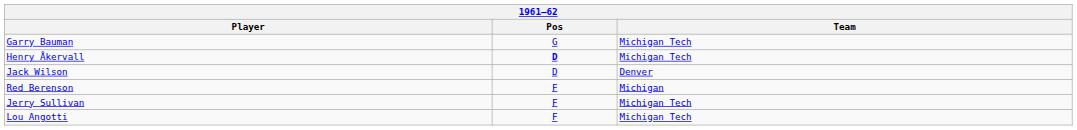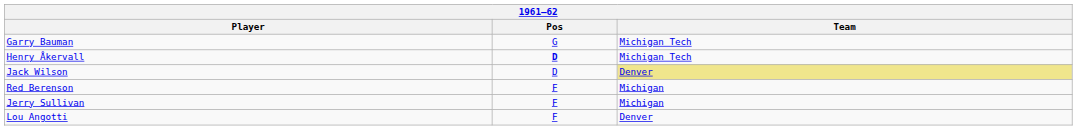(636, 72) no background -> (636, 72) khaki background
(656, 102) Michigan Tech -> (642, 102) Michigan
(656, 117) Michigan Tech -> (636, 117) Denver
